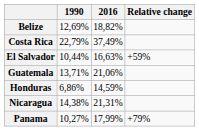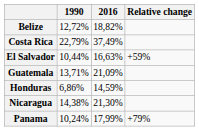(74, 27) 12,69% -> (74, 27) 12,72%
(108, 73) 21,06% -> (108, 73) 21,09%
(108, 103) 21,31% -> (108, 103) 21,30%
(74, 118) 10,27% -> (74, 118) 10,24%
